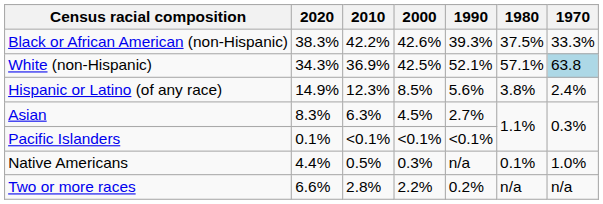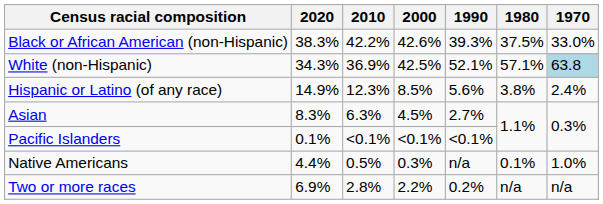(573, 41) 33.3% -> (573, 41) 33.0%
(313, 187) 6.6% -> (313, 187) 6.9%
